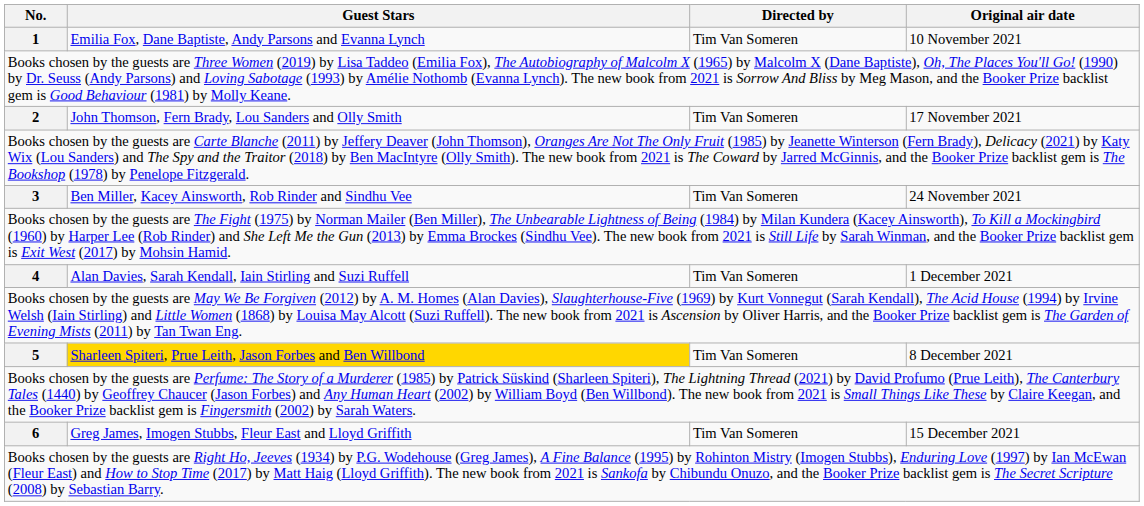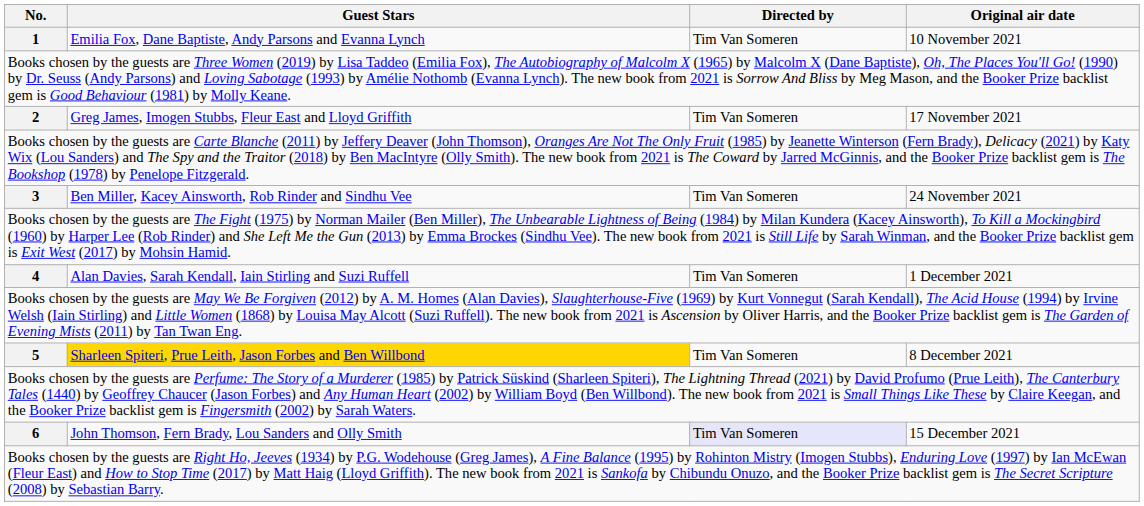(236, 118) John Thomson, Fern Brady, Lou Sanders and Olly Smith -> (241, 118) Greg James, Imogen Stubbs, Fleur East and Lloyd Griffith
(241, 433) Greg James, Imogen Stubbs, Fleur East and Lloyd Griffith -> (236, 433) John Thomson, Fern Brady, Lou Sanders and Olly Smith
(746, 433) no background -> (746, 433) lavender background
